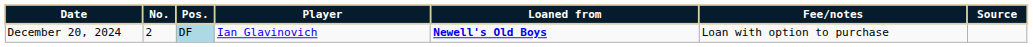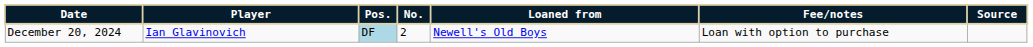columns swapped: (159, 15) <-> (322, 15)
(490, 34) bold -> (490, 34) normal
